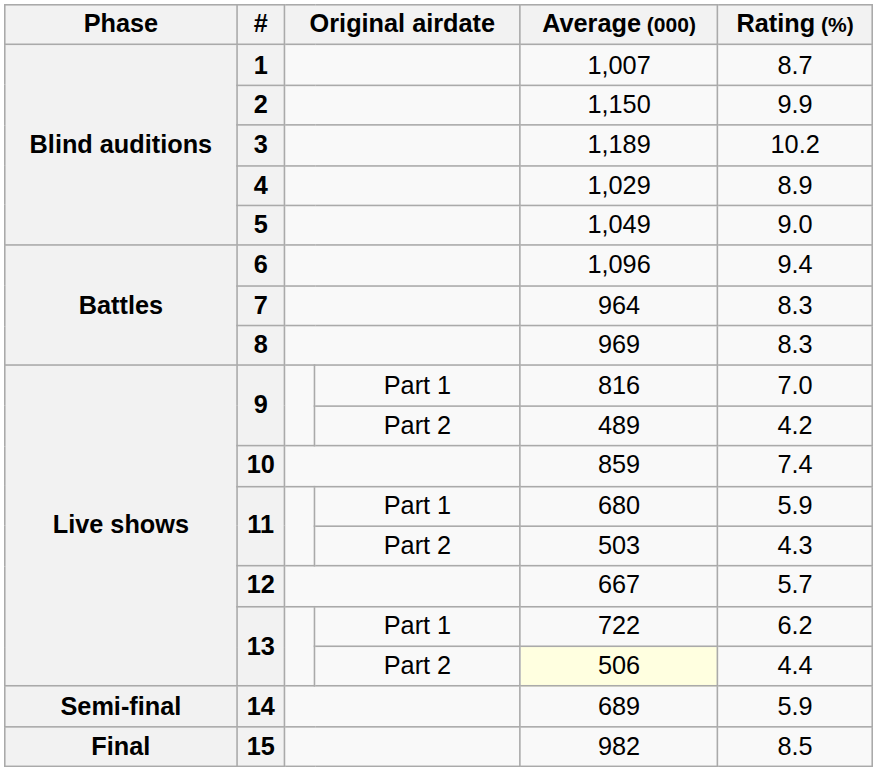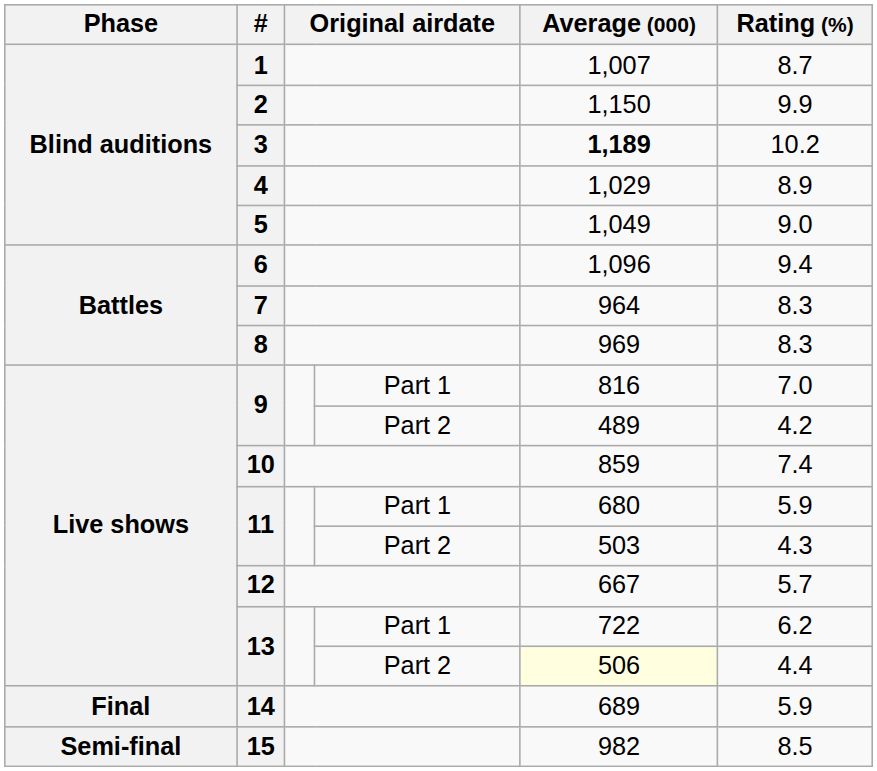(619, 144) normal -> (619, 144) bold
(121, 706) Semi-final -> (121, 706) Final
(121, 746) Final -> (121, 746) Semi-final
